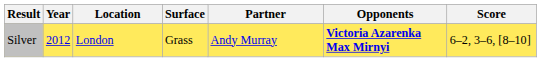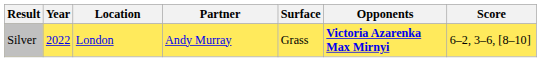columns swapped: (185, 14) <-> (266, 14)
(58, 40) 2012 -> (58, 40) 2022
